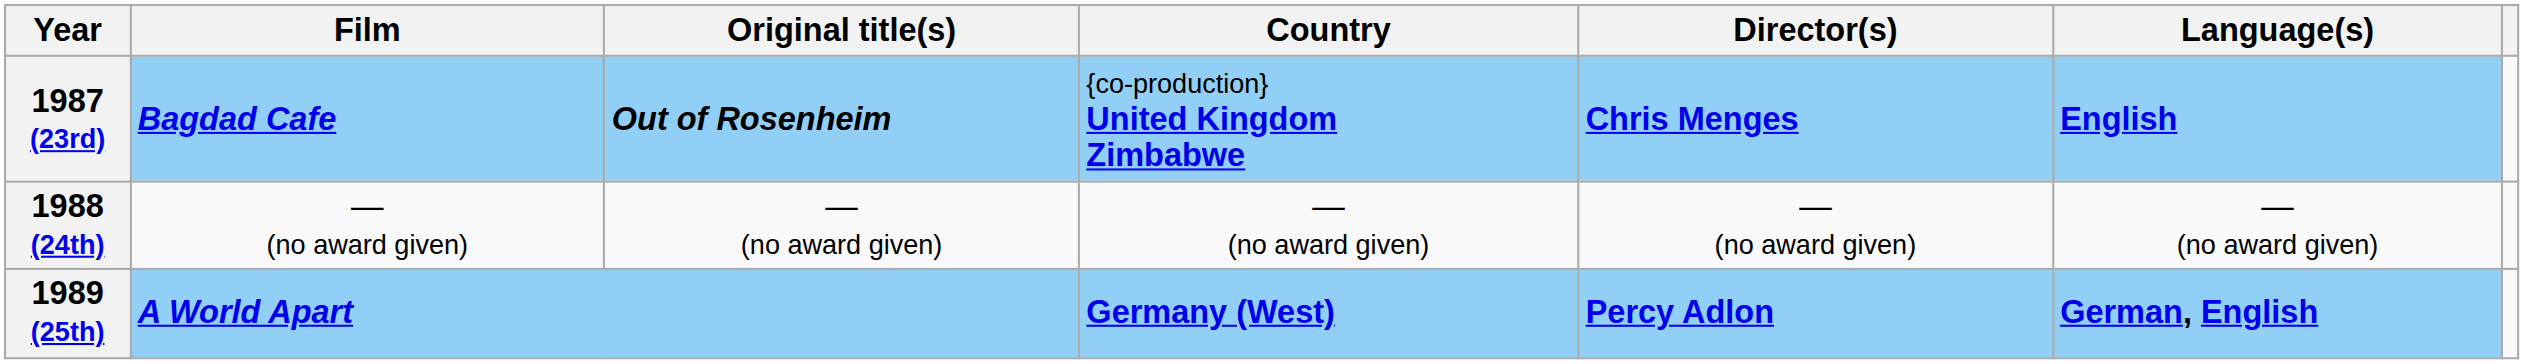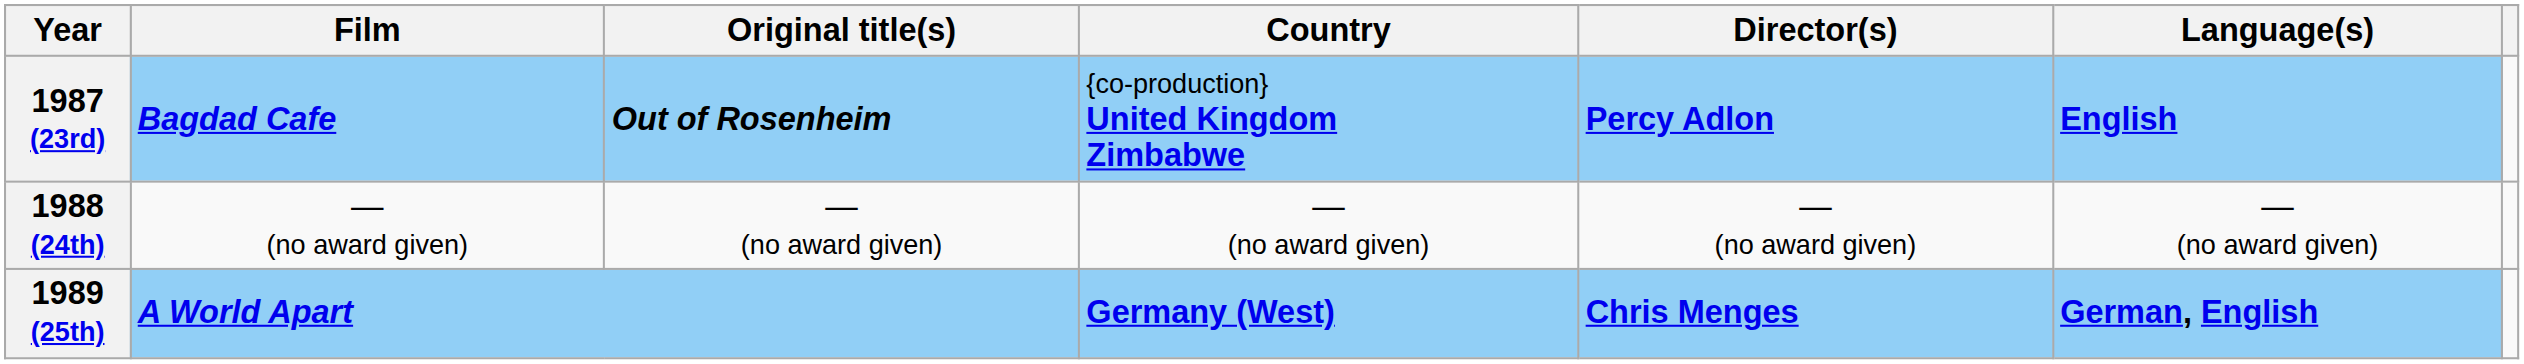(1692, 118) Chris Menges -> (1680, 118) Percy Adlon
(1680, 312) Percy Adlon -> (1692, 312) Chris Menges
